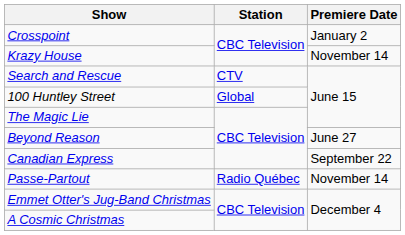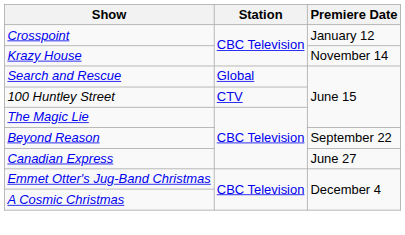(339, 35) January 2 -> (342, 35) January 12
(230, 76) CTV -> (236, 76) Global
(236, 96) Global -> (230, 96) CTV
(333, 138) June 27 -> (351, 138) September 22
(351, 158) September 22 -> (333, 158) June 27
- row: (48, 179)
